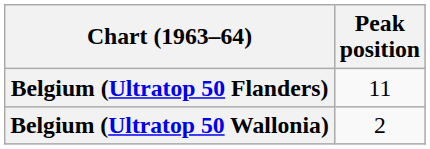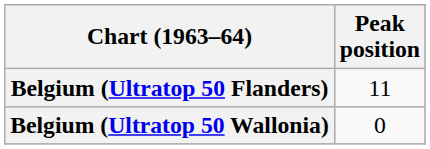(380, 125) 2 -> (380, 125) 0
